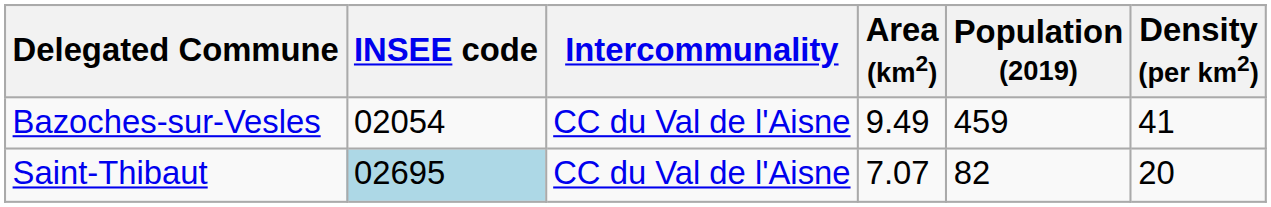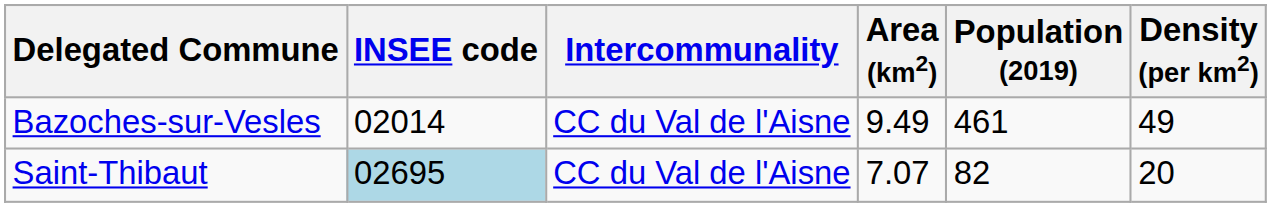(400, 122) 02054 -> (400, 122) 02014
(981, 122) 459 -> (981, 122) 461
(1157, 122) 41 -> (1157, 122) 49
